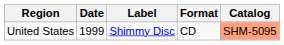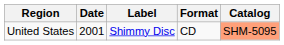(92, 31) 1999 -> (92, 31) 2001
